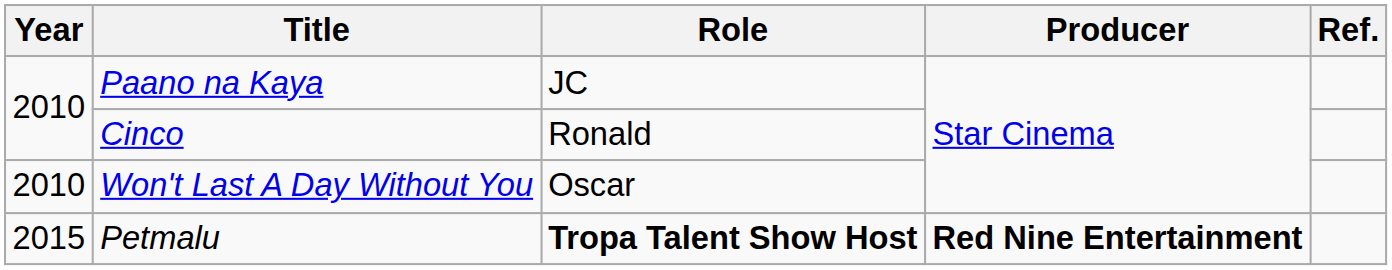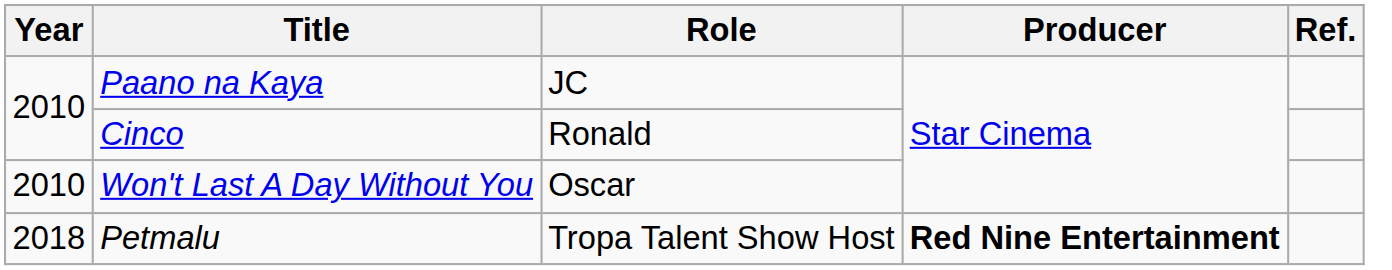(49, 237) 2015 -> (49, 237) 2018
(733, 237) bold -> (721, 237) normal
